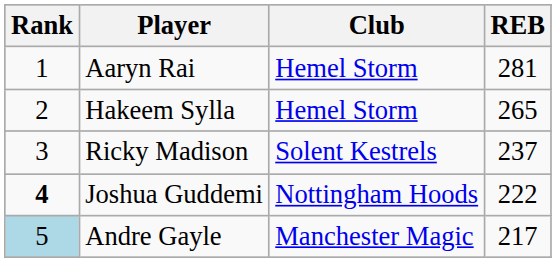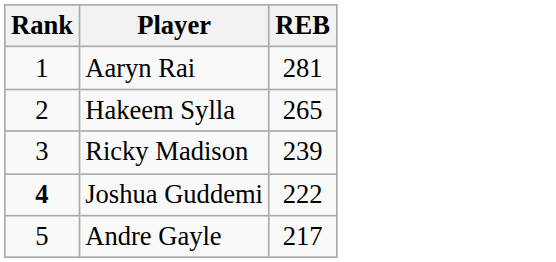- column: (377, 25)
(518, 151) 237 -> (303, 151) 239
(42, 236) lightblue background -> (42, 236) no background
